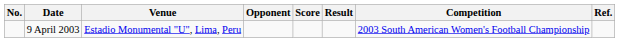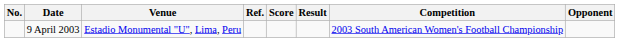columns swapped: (268, 12) <-> (603, 12)
